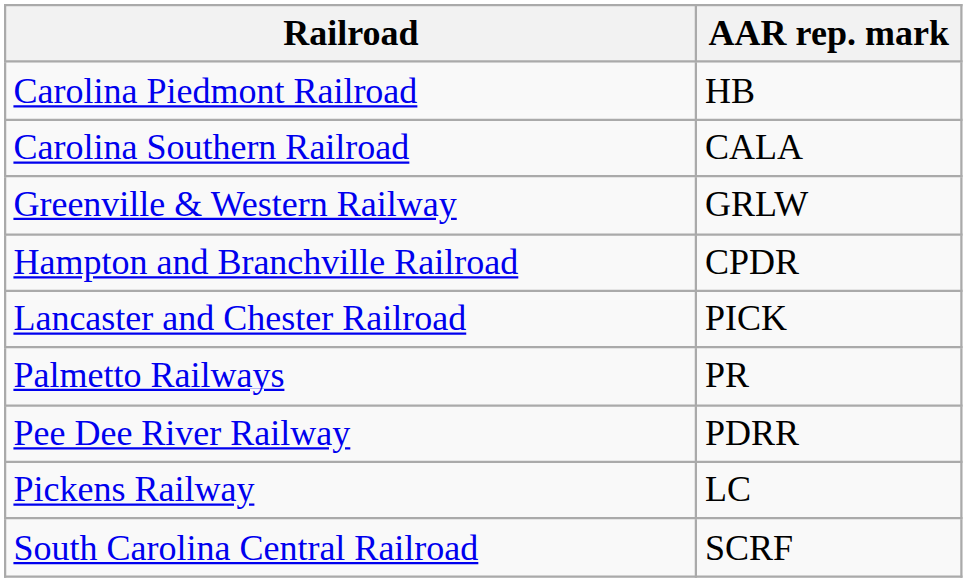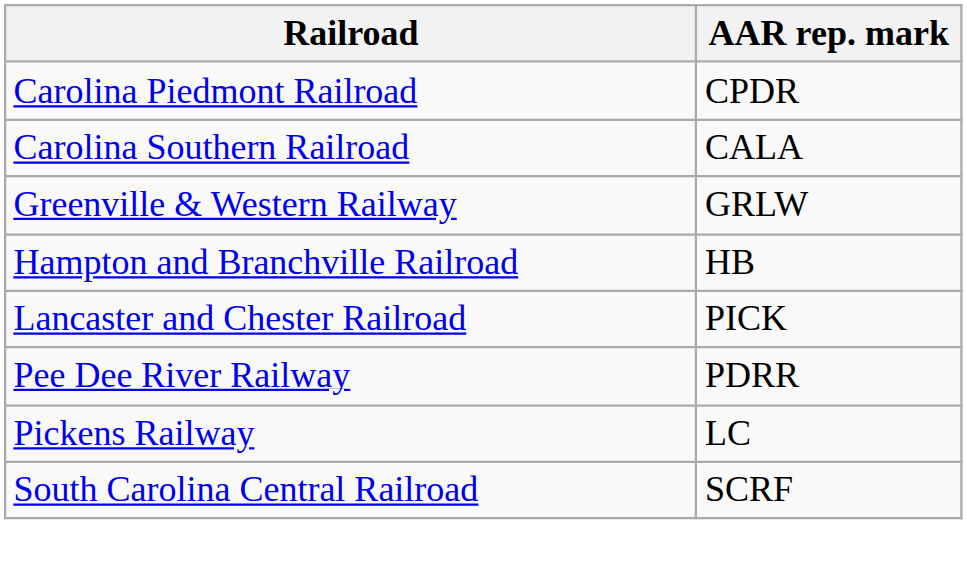(730, 90) HB -> (752, 90) CPDR
(752, 261) CPDR -> (730, 261) HB
- row: (149, 375)
